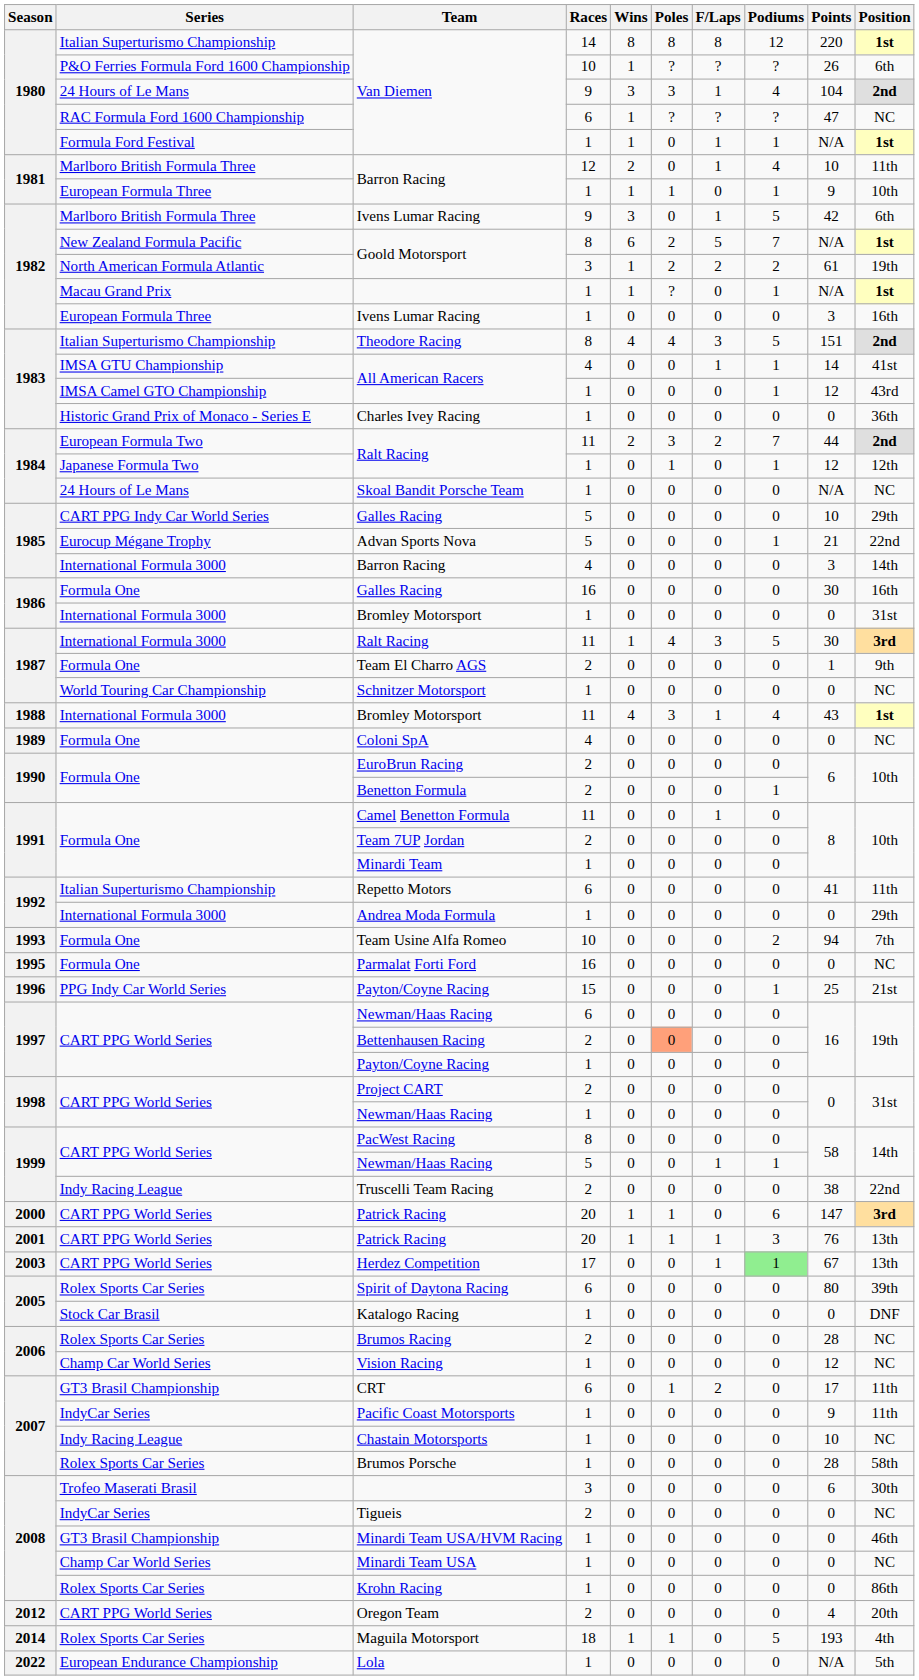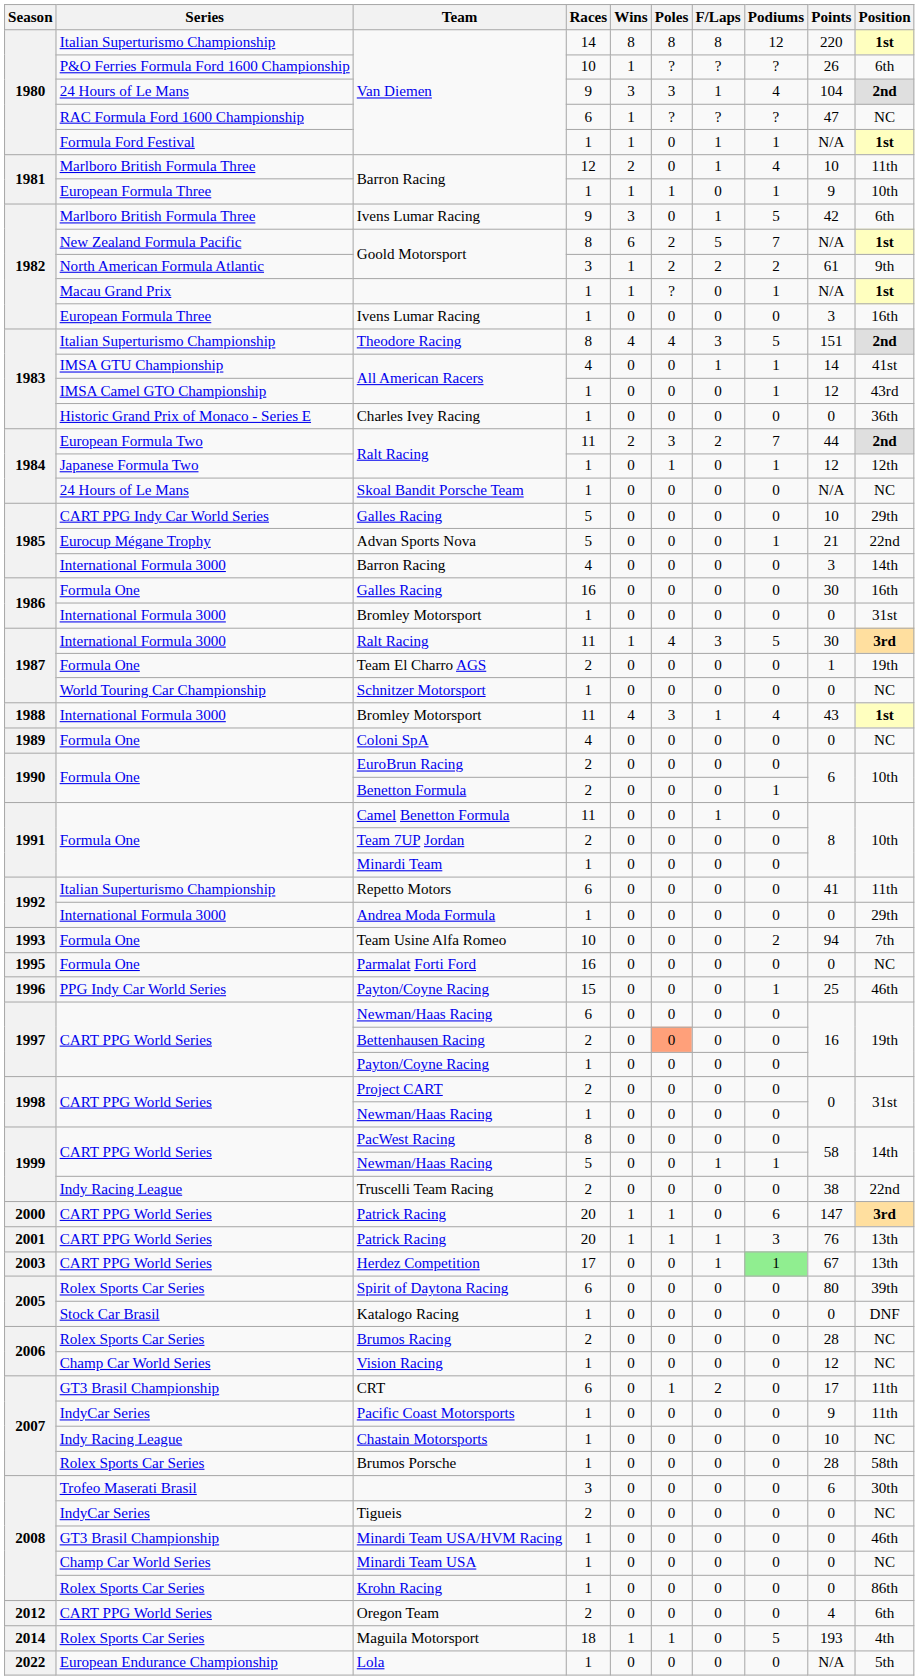(885, 266) 19th -> (885, 266) 9th
(885, 665) 9th -> (885, 665) 19th
(885, 989) 21st -> (885, 989) 46th
(885, 1613) 20th -> (885, 1613) 6th
